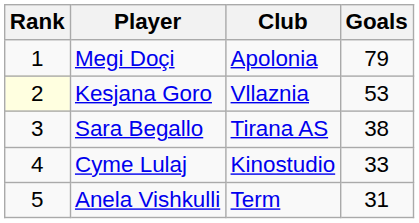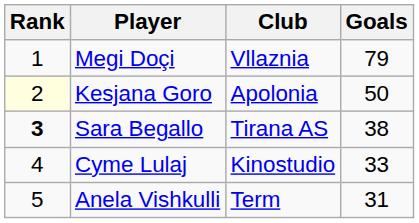(274, 57) Apolonia -> (270, 57) Vllaznia
(270, 93) Vllaznia -> (274, 93) Apolonia
(377, 93) 53 -> (377, 93) 50
(37, 128) normal -> (37, 128) bold
